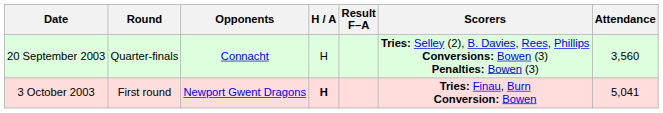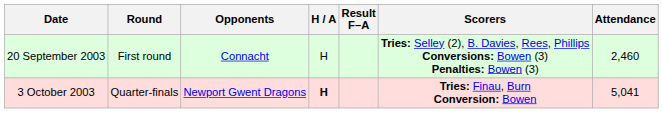(144, 56) Quarter-finals -> (144, 56) First round
(625, 56) 3,560 -> (625, 56) 2,460
(144, 93) First round -> (144, 93) Quarter-finals
